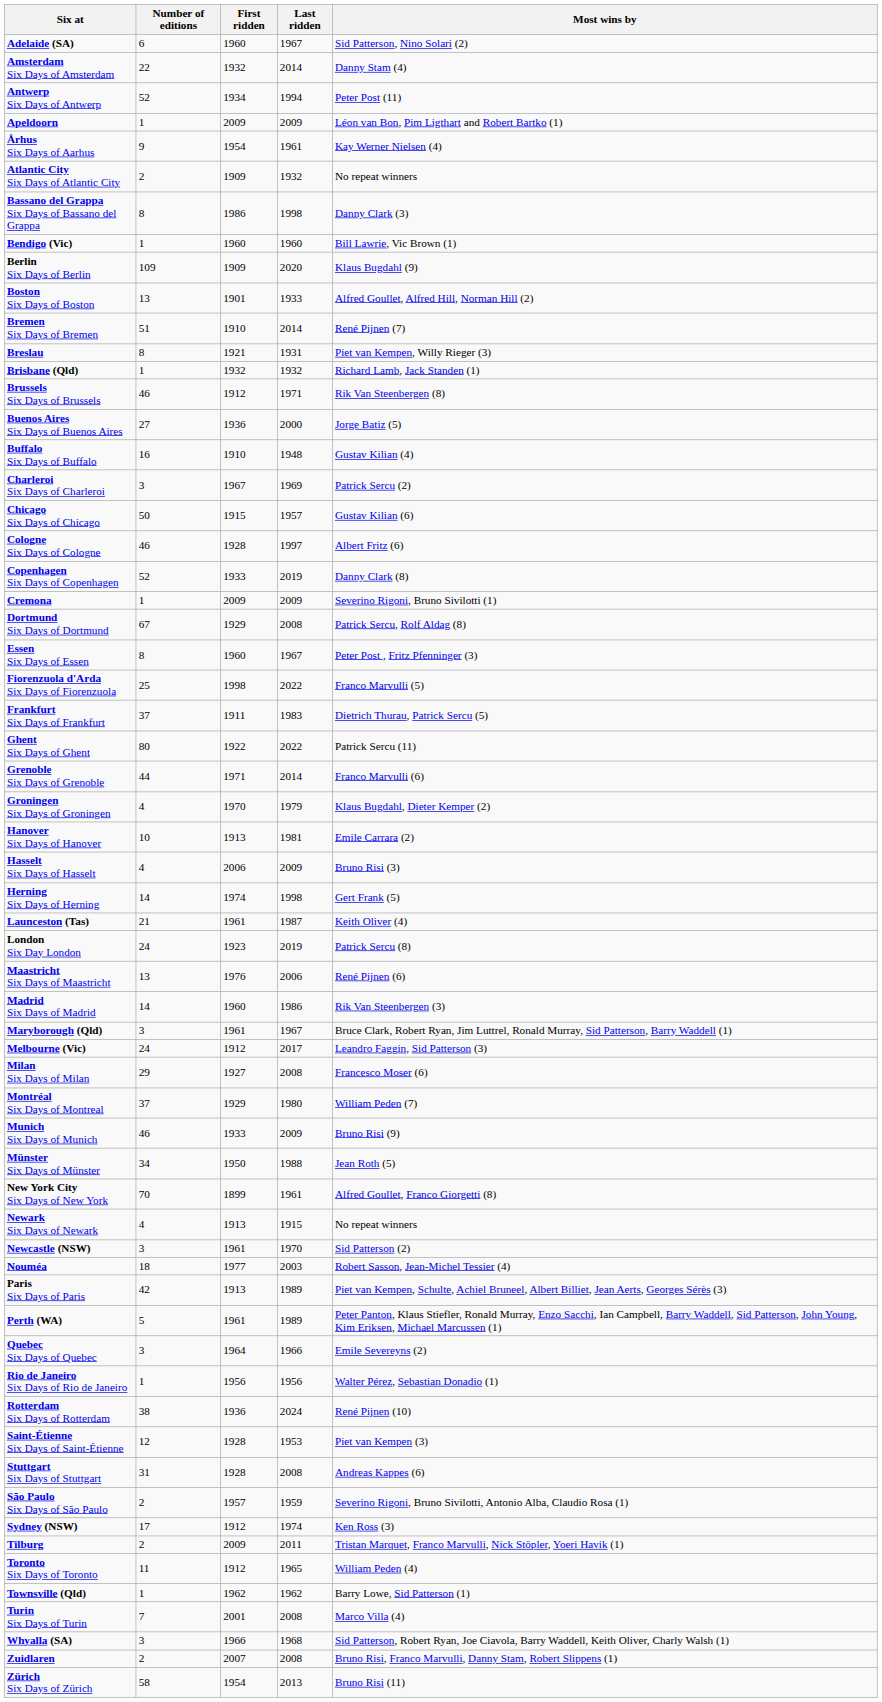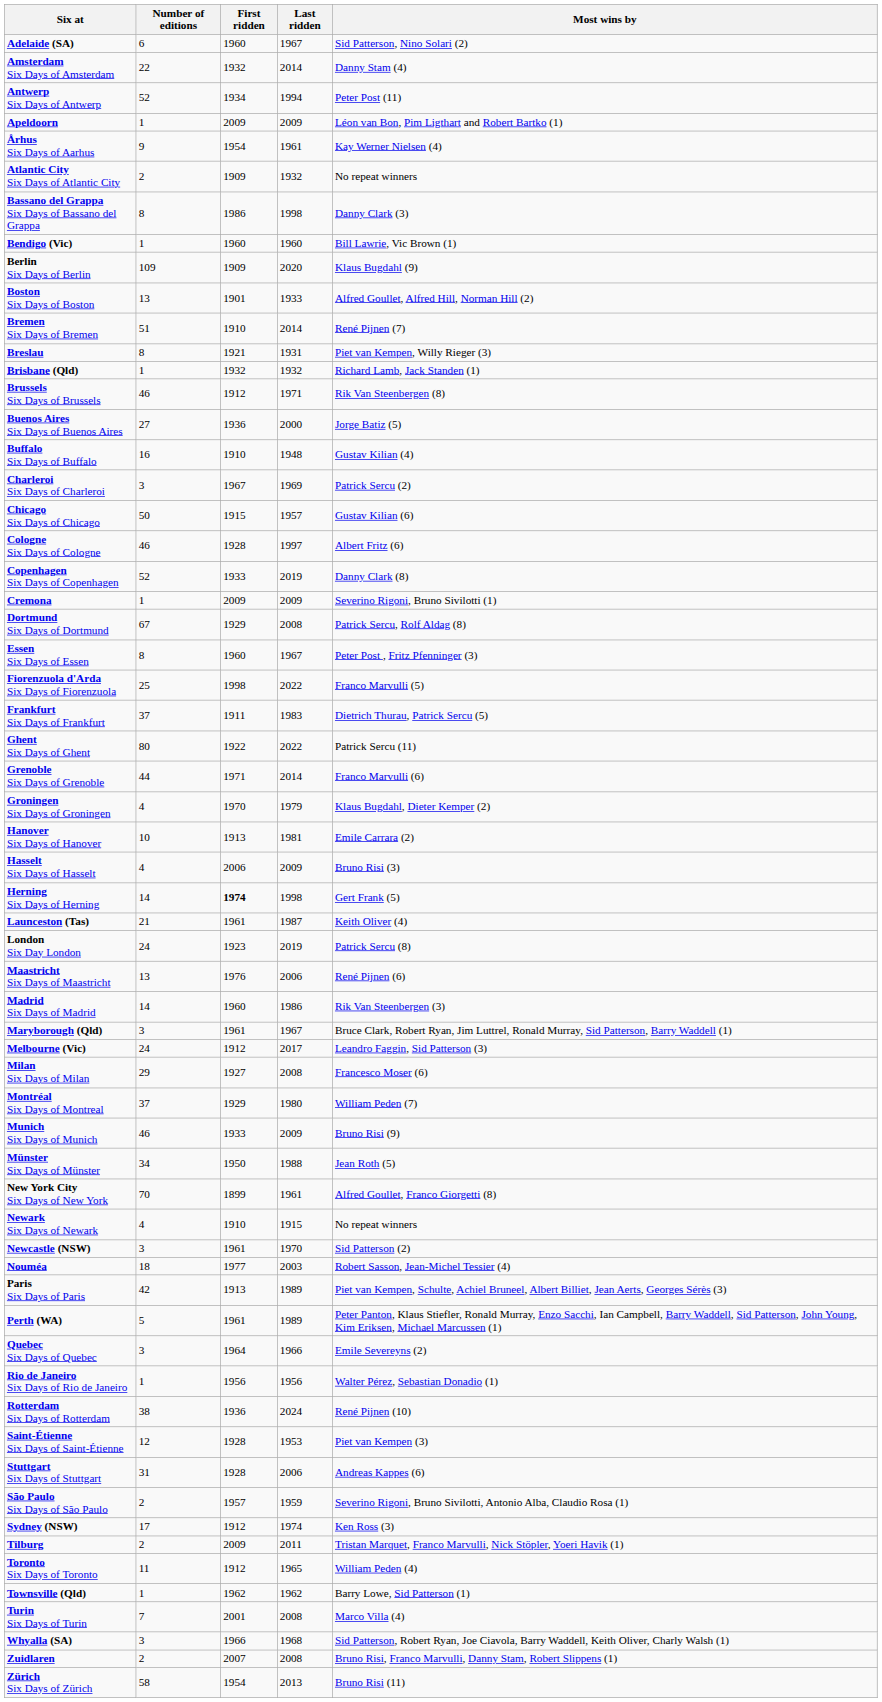(234, 897) normal -> (234, 897) bold
(234, 1224) 1913 -> (234, 1224) 1910
(291, 1472) 2008 -> (291, 1472) 2006
